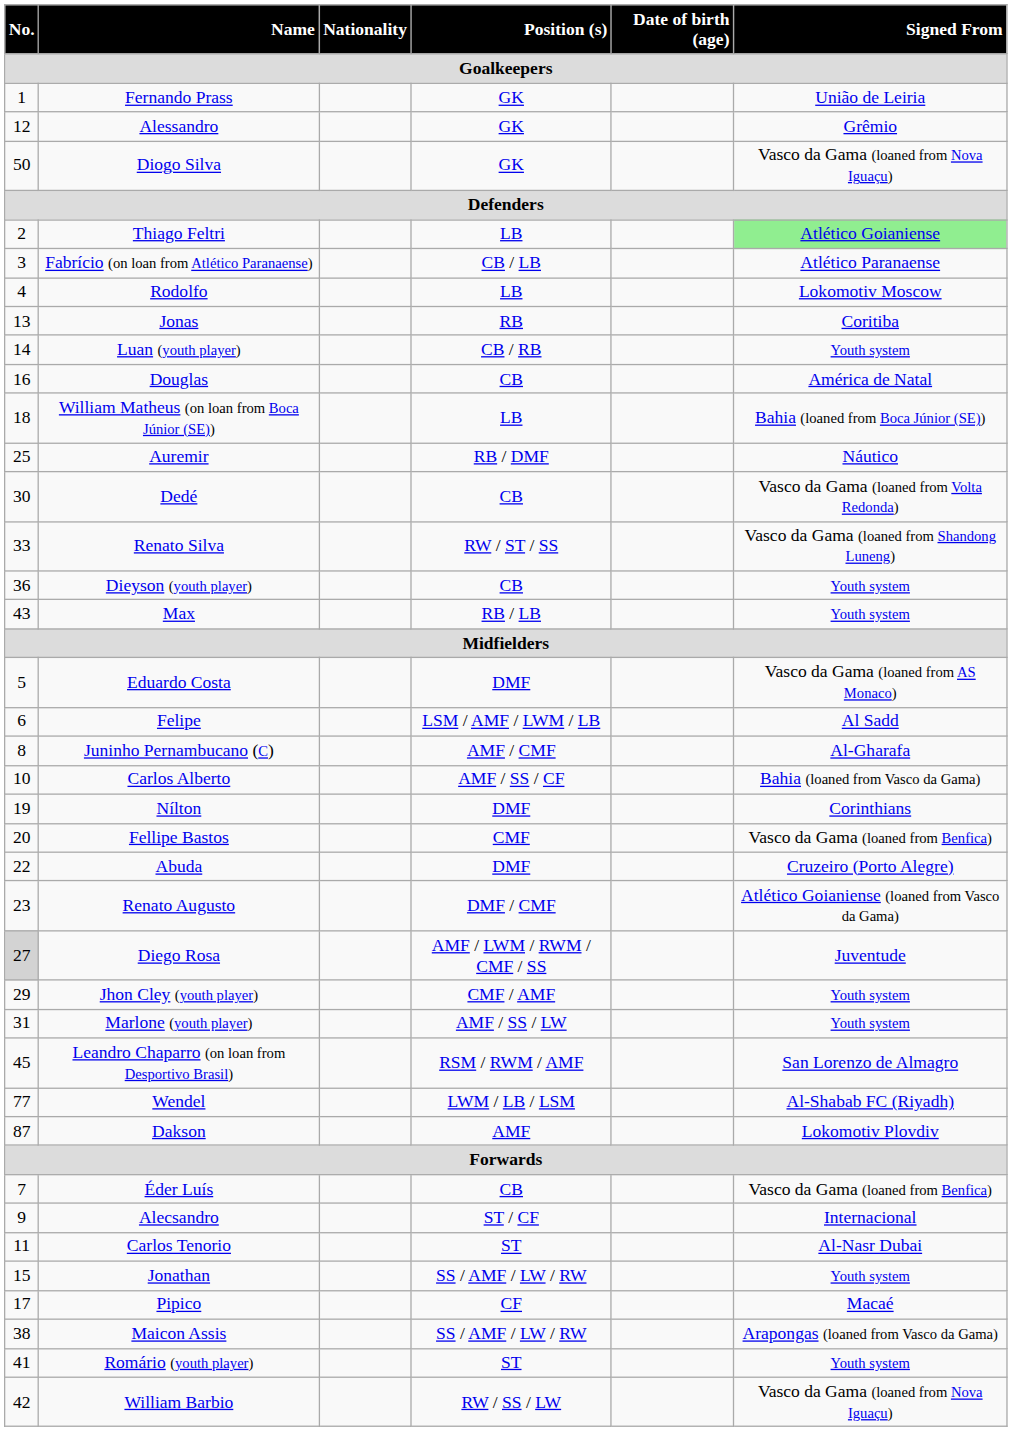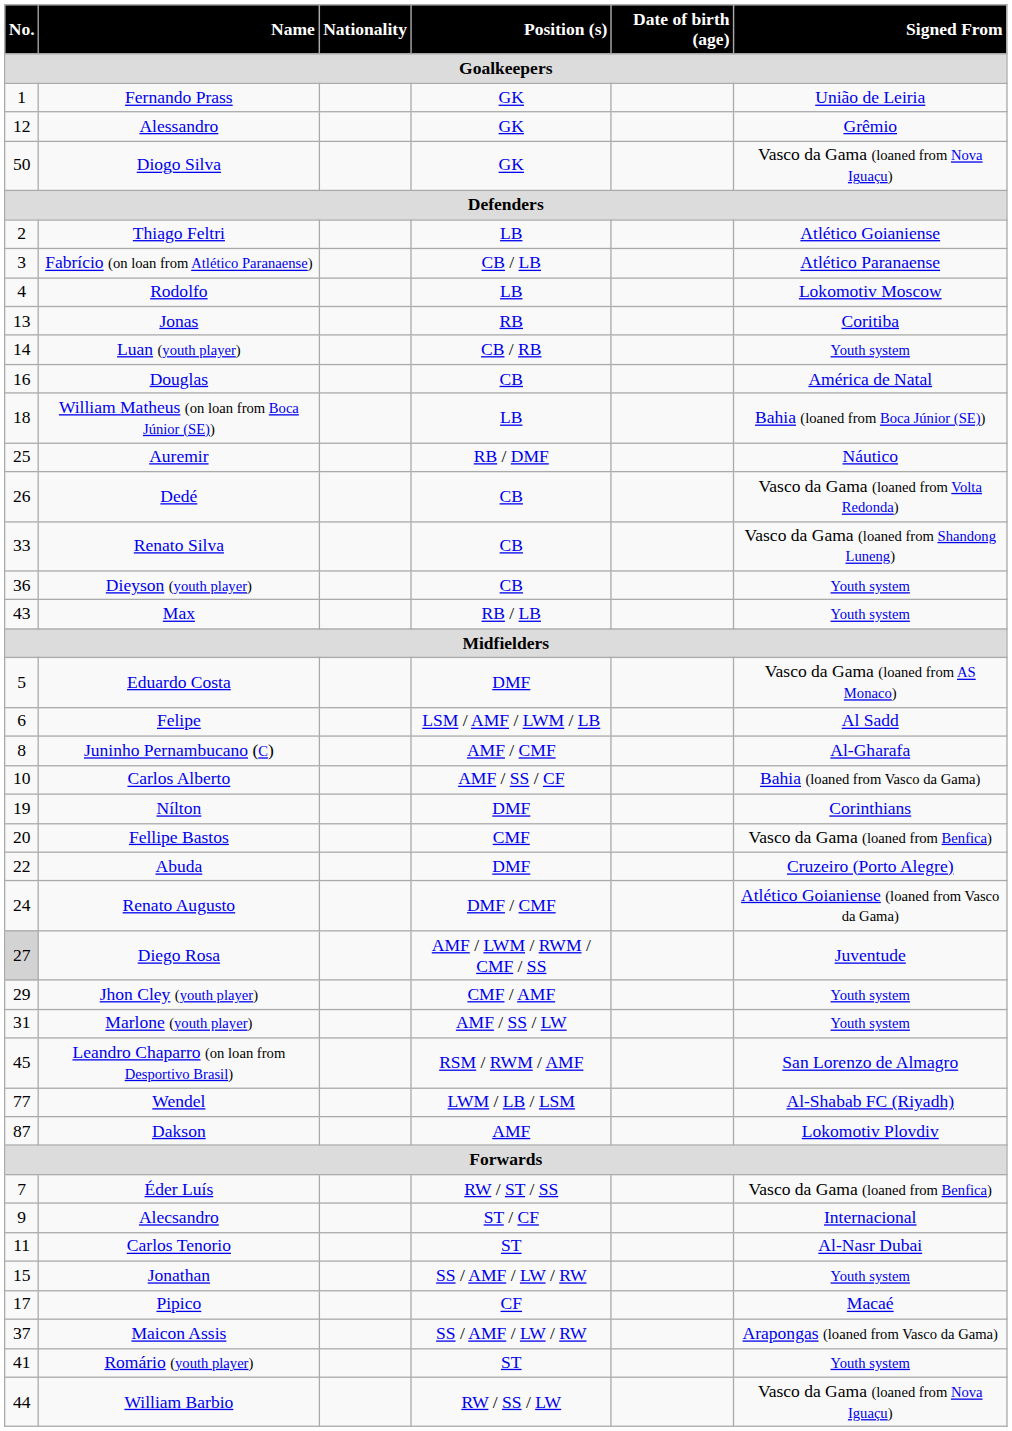(870, 233) lightgreen background -> (870, 233) no background
(22, 496) 30 -> (22, 496) 26
(511, 545) RW / ST / SS -> (511, 545) CB
(22, 905) 23 -> (22, 905) 24
(511, 1188) CB -> (511, 1188) RW / ST / SS
(22, 1333) 38 -> (22, 1333) 37
(22, 1401) 42 -> (22, 1401) 44
